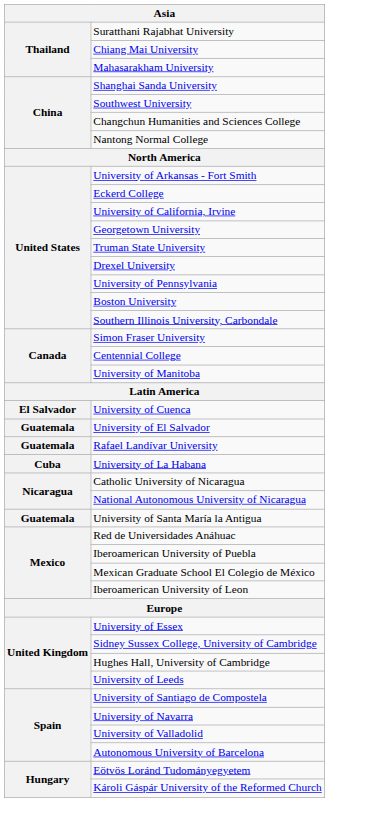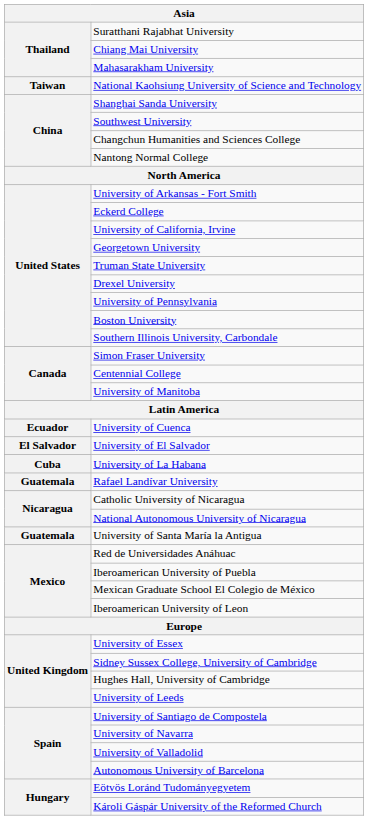+ row: (227, 85)
(48, 409) El Salvador -> (48, 427) Ecuador
(48, 427) Guatemala -> (48, 445) El Salvador
rows swapped: (150, 463) <-> (155, 445)
